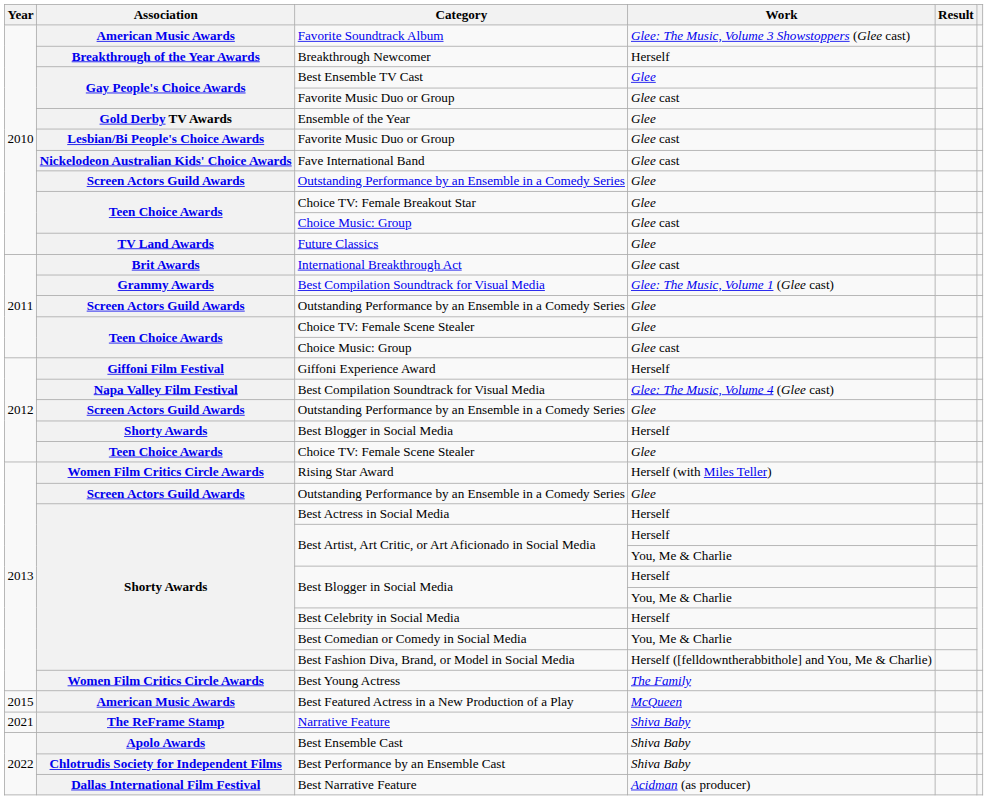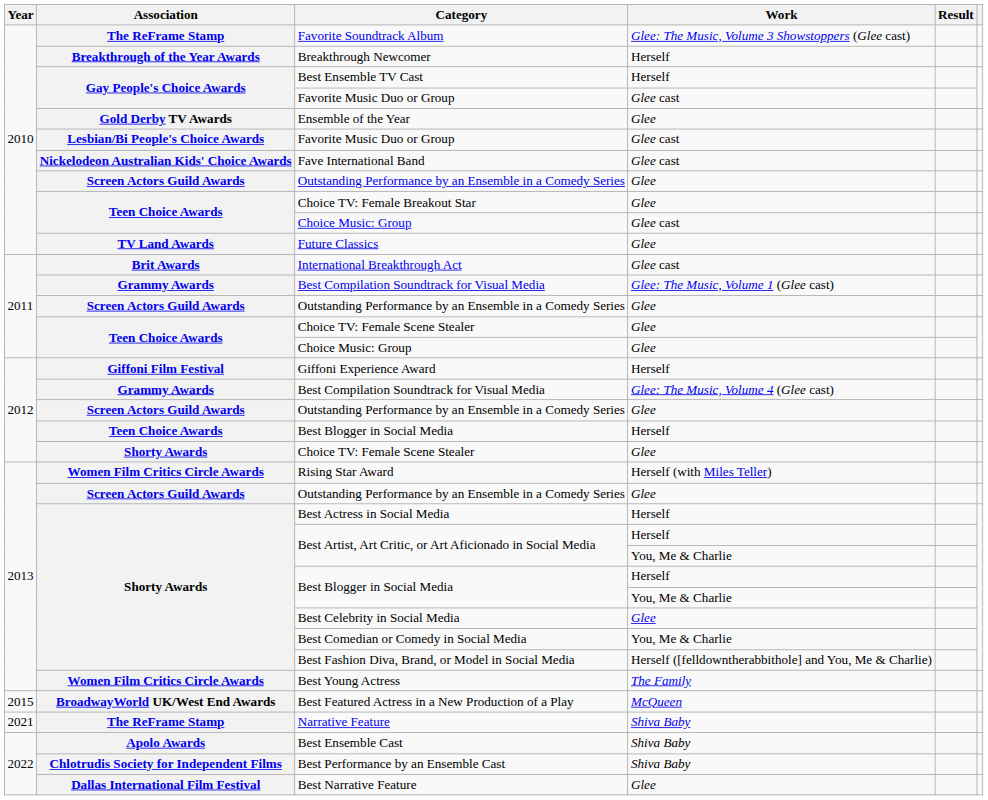(166, 35) American Music Awards -> (166, 35) The ReFrame Stamp
(643, 77) Glee -> (650, 77) Herself
(655, 347) Glee cast -> (643, 347) Glee
(166, 389) Napa Valley Film Festival -> (166, 389) Grammy Awards
(166, 431) Shorty Awards -> (166, 431) Teen Choice Awards
(166, 451) Teen Choice Awards -> (166, 451) Shorty Awards
(650, 618) Herself -> (643, 618) Glee
(166, 701) American Music Awards -> (166, 701) BroadwayWorld UK/West End Awards
(691, 784) Acidman (as producer) -> (643, 784) Glee
